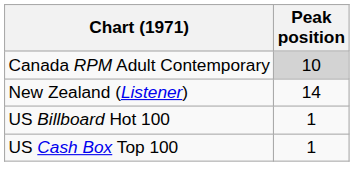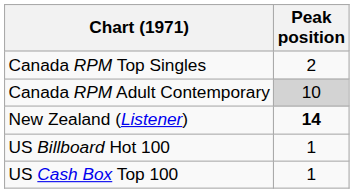+ row: (107, 65)
(311, 92) normal -> (311, 119) bold
